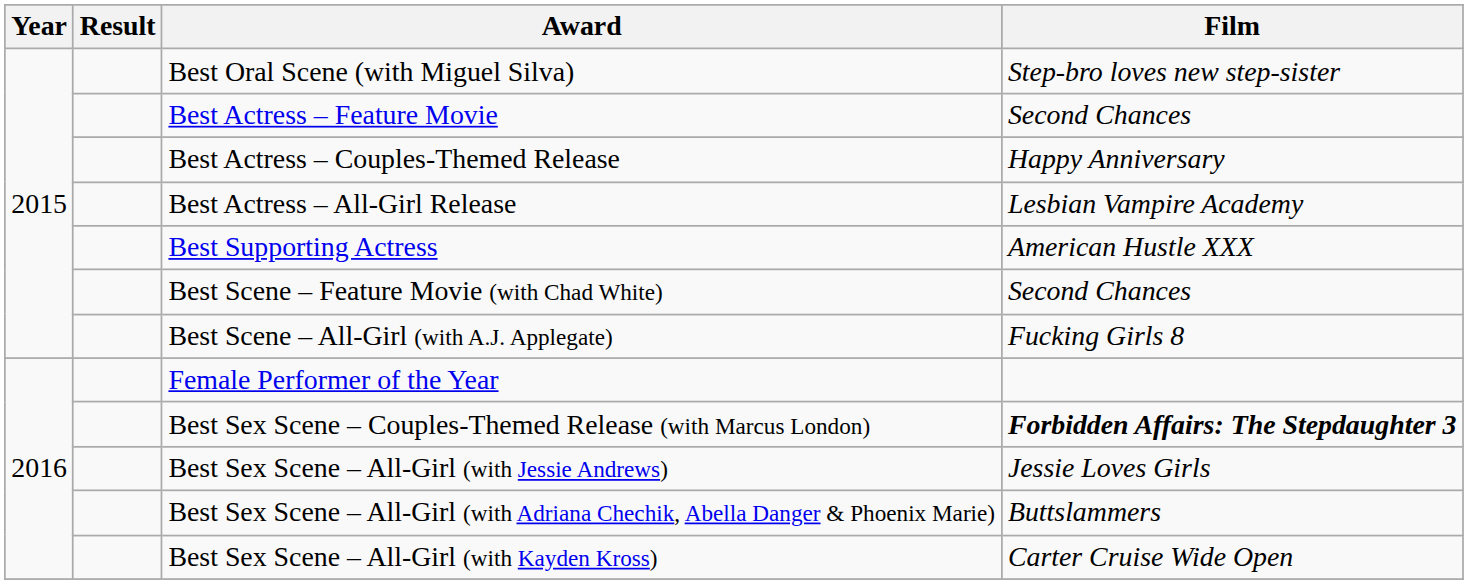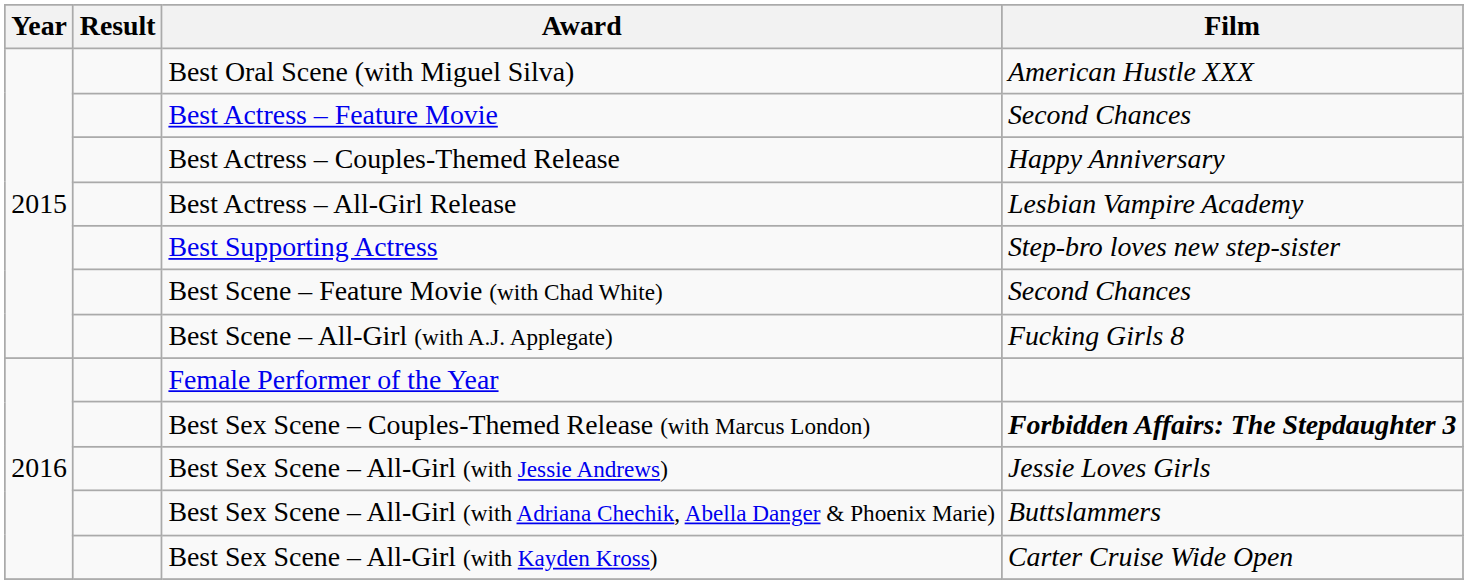(1174, 70) Step-bro loves new step-sister -> (1131, 70) American Hustle XXX
(1131, 247) American Hustle XXX -> (1174, 247) Step-bro loves new step-sister
